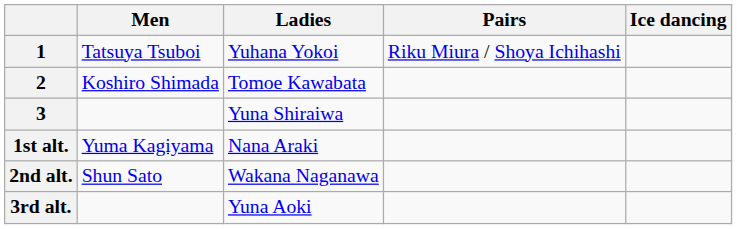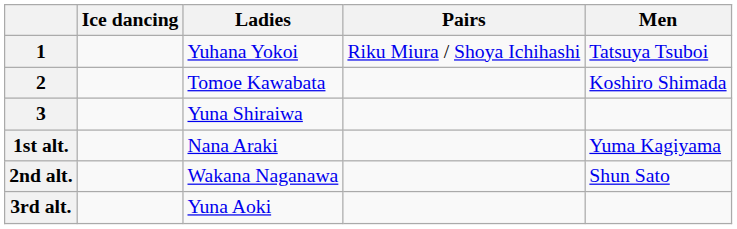columns swapped: (150, 20) <-> (678, 20)
